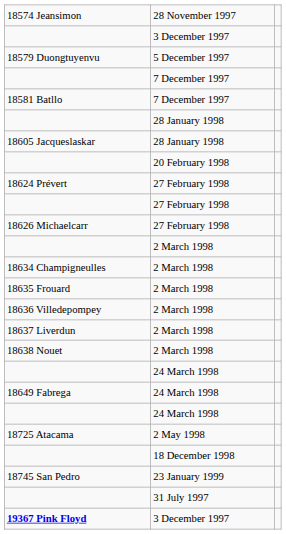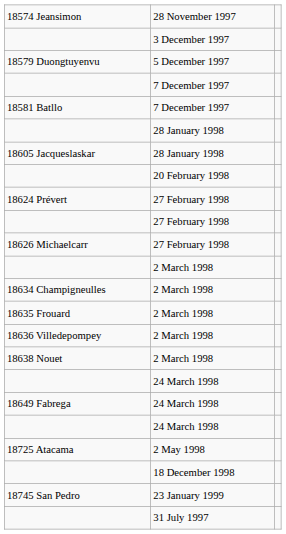- row: (41, 330)
- row: (47, 518)
